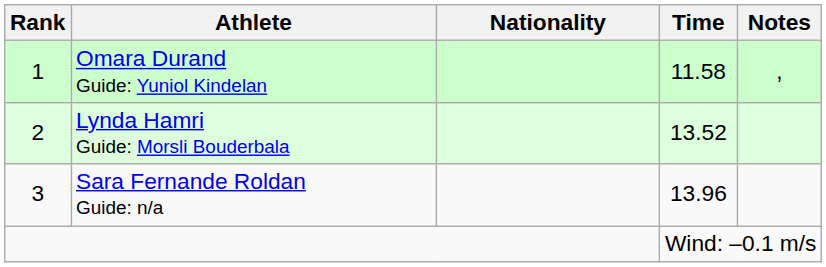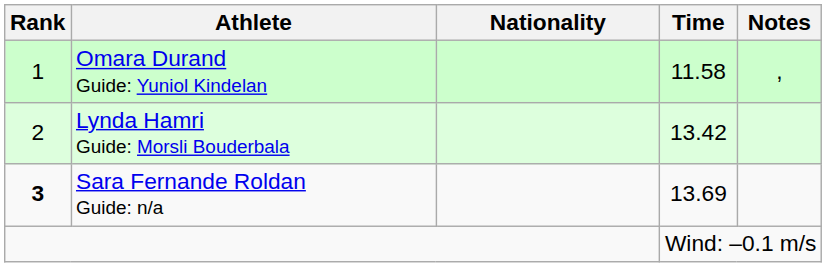(698, 132) 13.52 -> (698, 132) 13.42
(38, 194) normal -> (38, 194) bold
(698, 194) 13.96 -> (698, 194) 13.69
